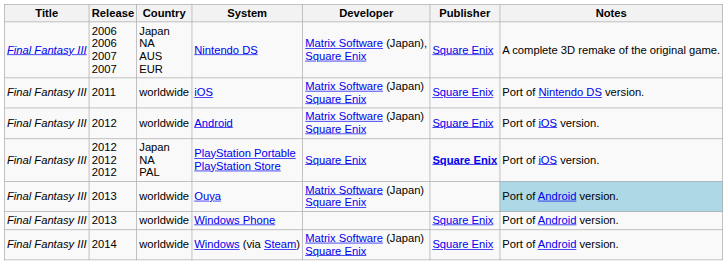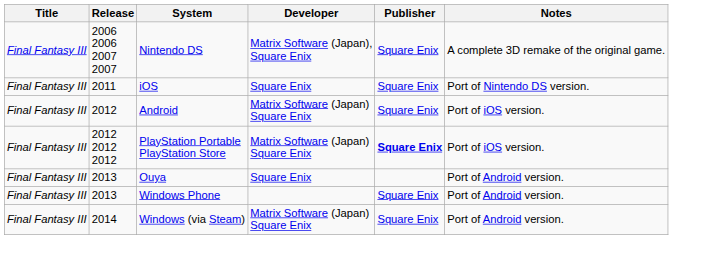- column: (164, 13)
(365, 93) Matrix Software (Japan) Square Enix -> (281, 86) Square Enix
(336, 160) Square Enix -> (310, 147) Matrix Software (Japan) Square Enix
(365, 196) Matrix Software (Japan) Square Enix -> (281, 177) Square Enix
(560, 196) lightblue background -> (506, 177) no background
